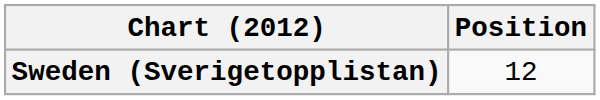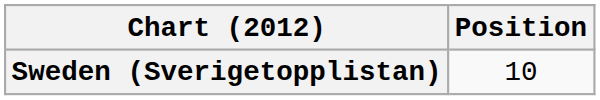(521, 72) 12 -> (521, 72) 10
